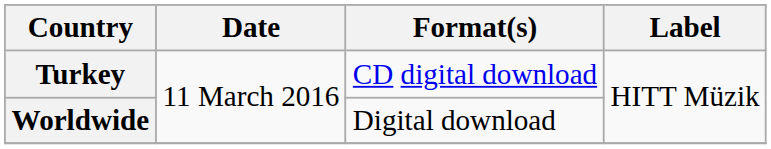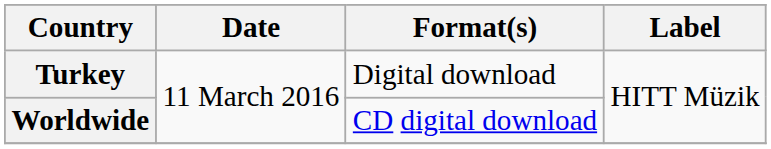(475, 73) CD digital download -> (454, 73) Digital download
(454, 119) Digital download -> (475, 119) CD digital download
